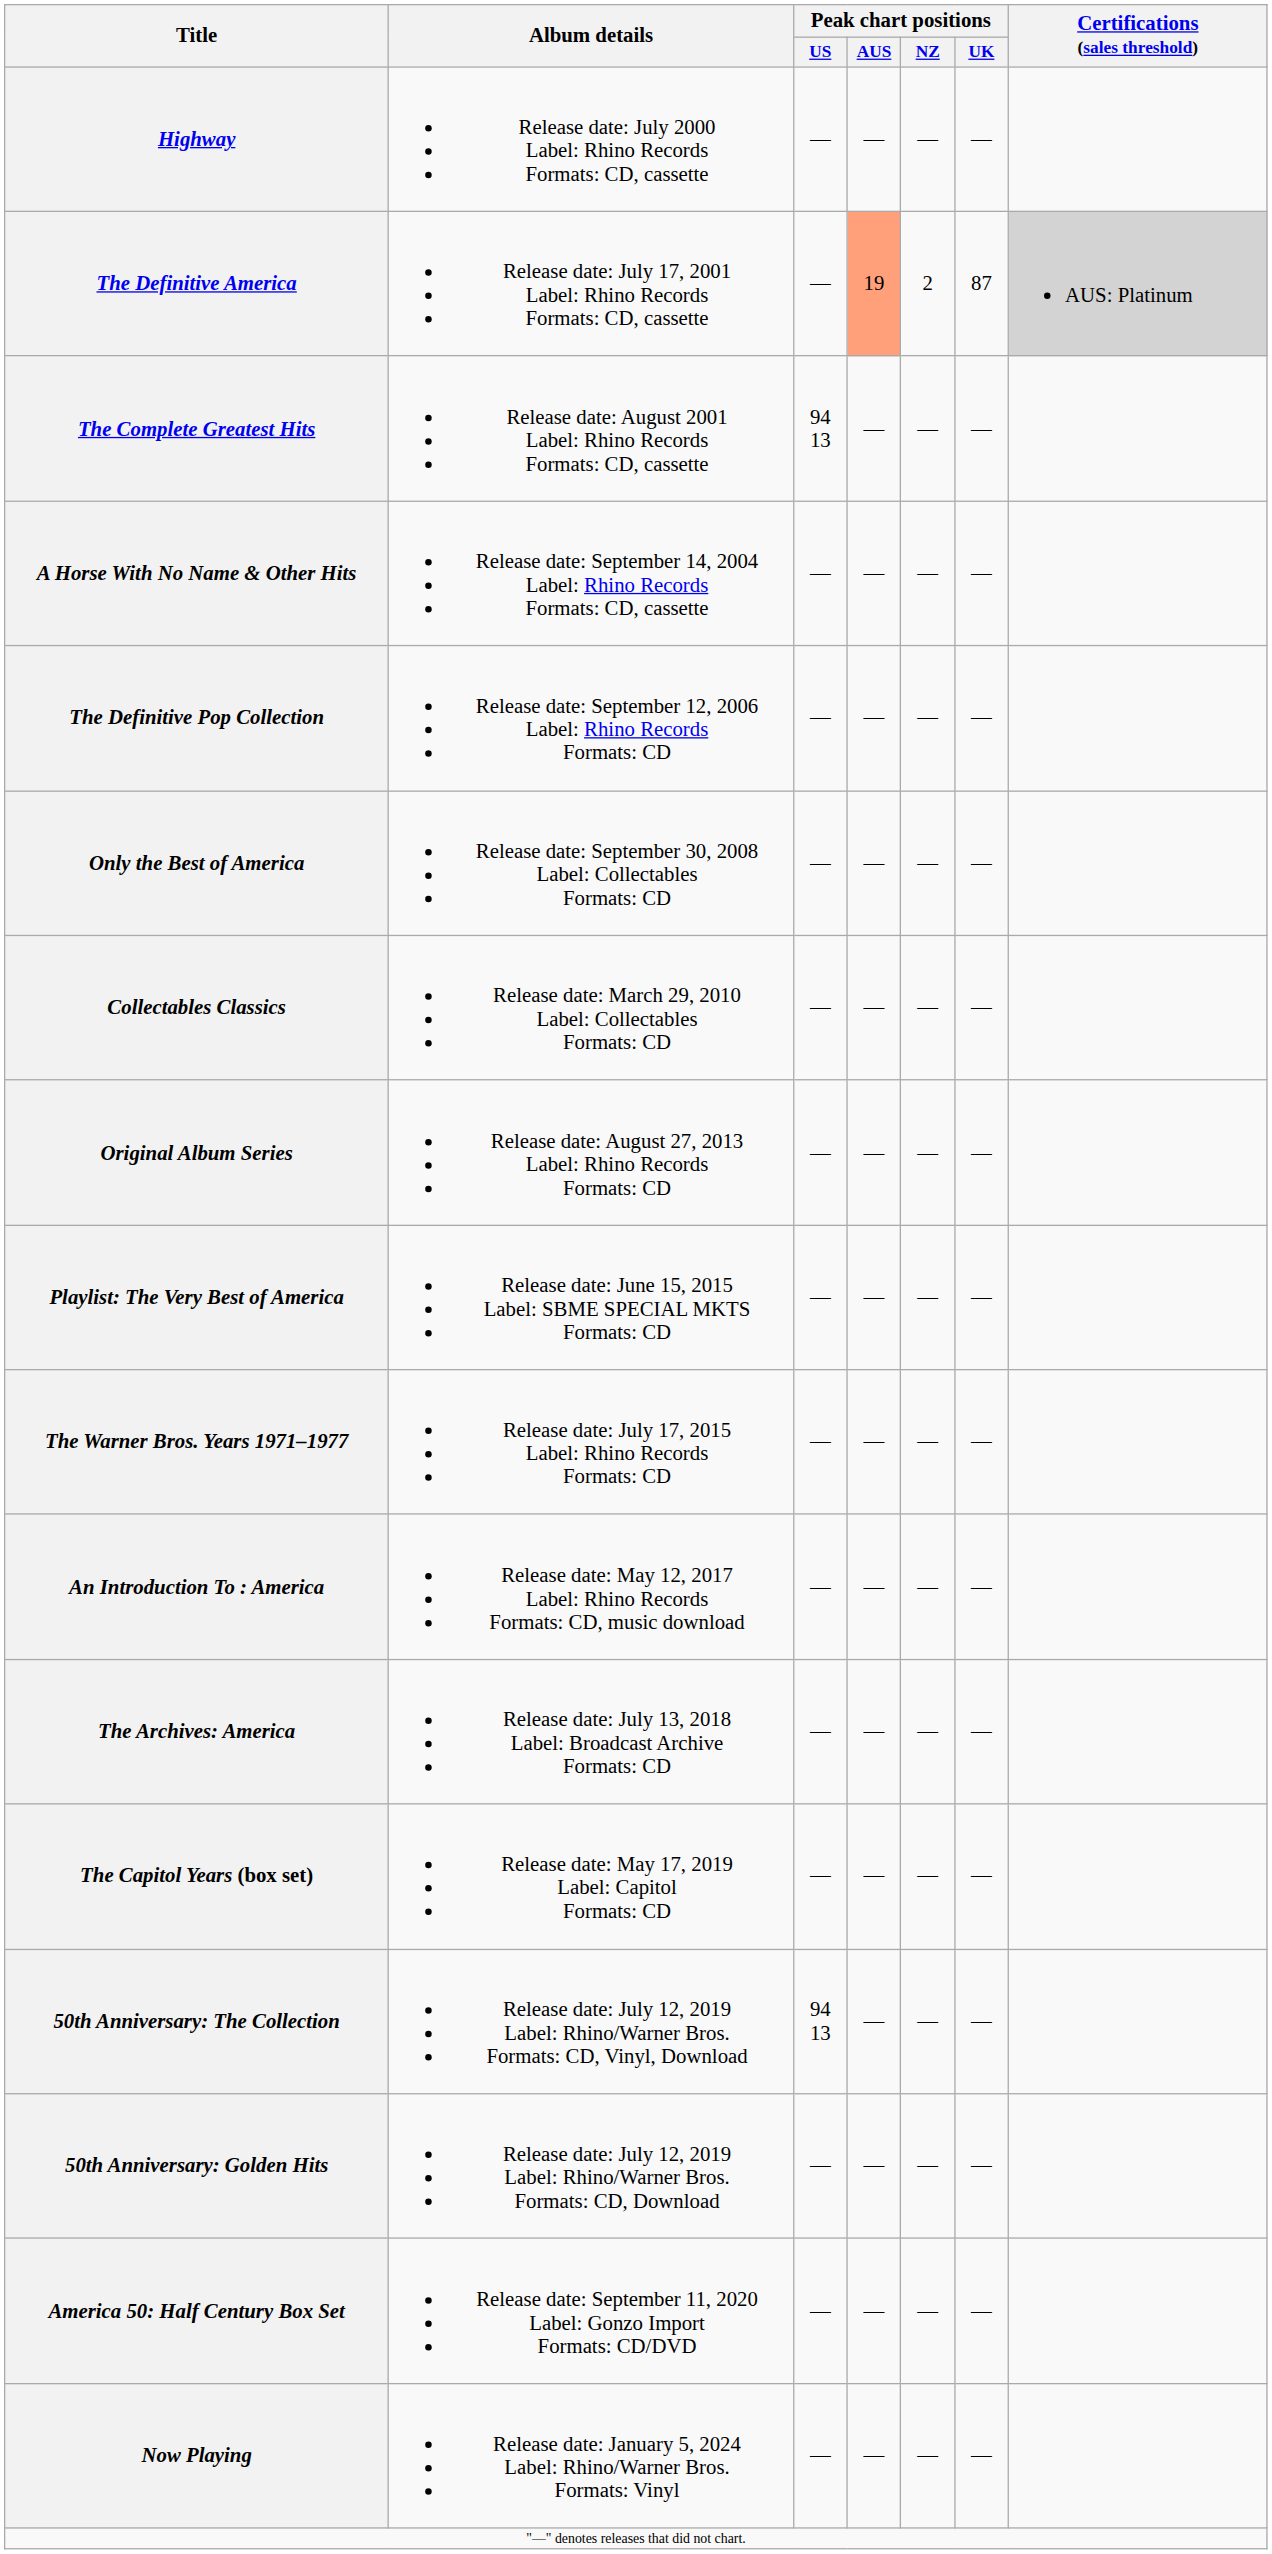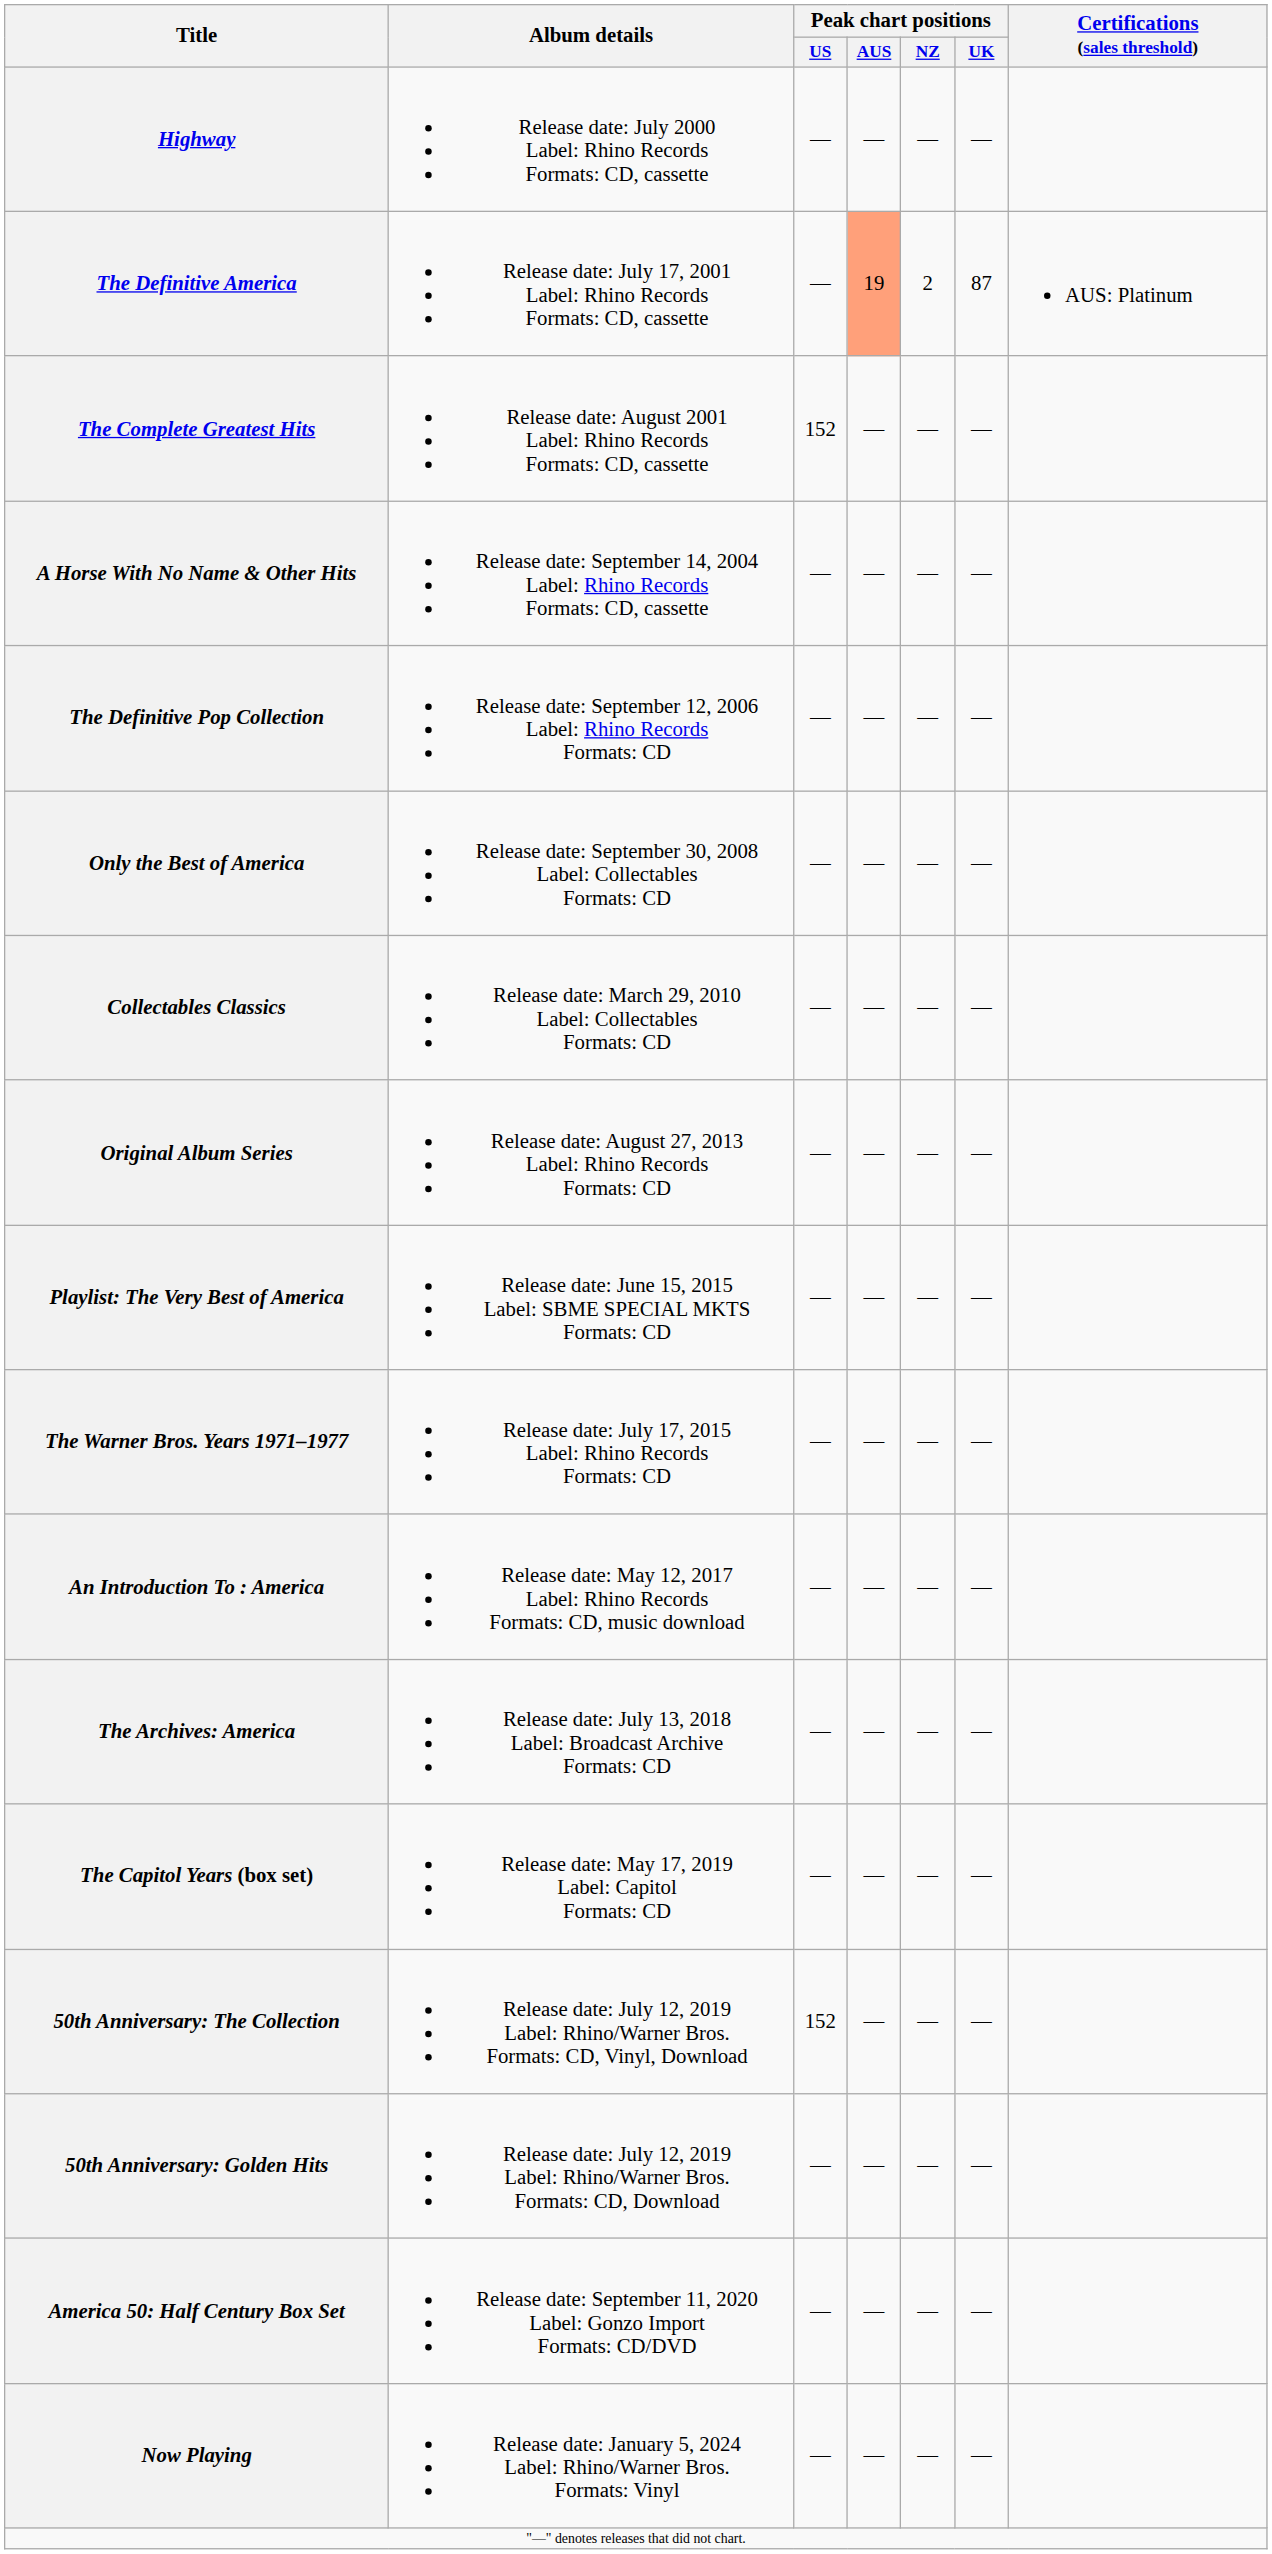(1138, 296) lightgrey background -> (1138, 296) no background
(820, 428) 94 13 -> (820, 428) 152
(820, 2021) 94 13 -> (820, 2021) 152
